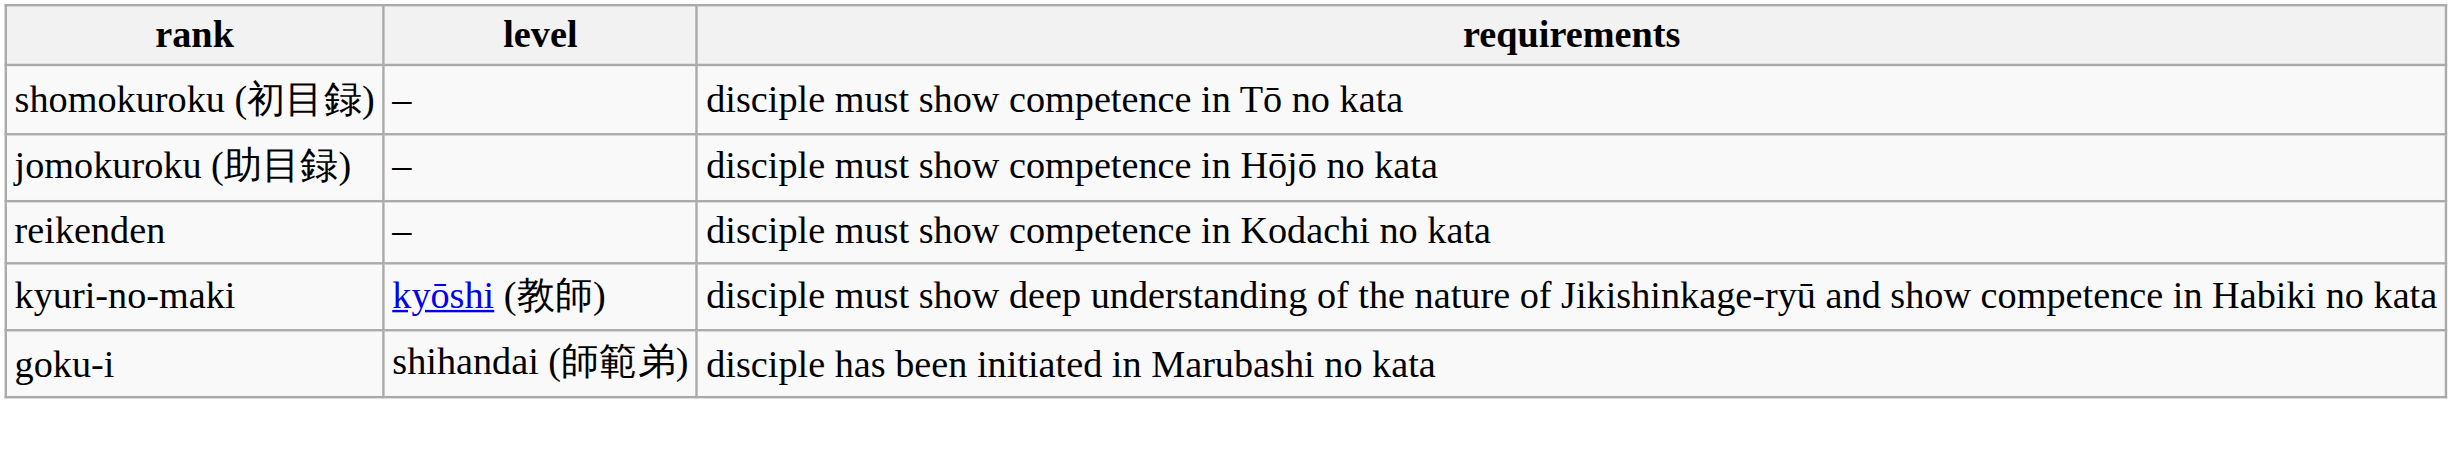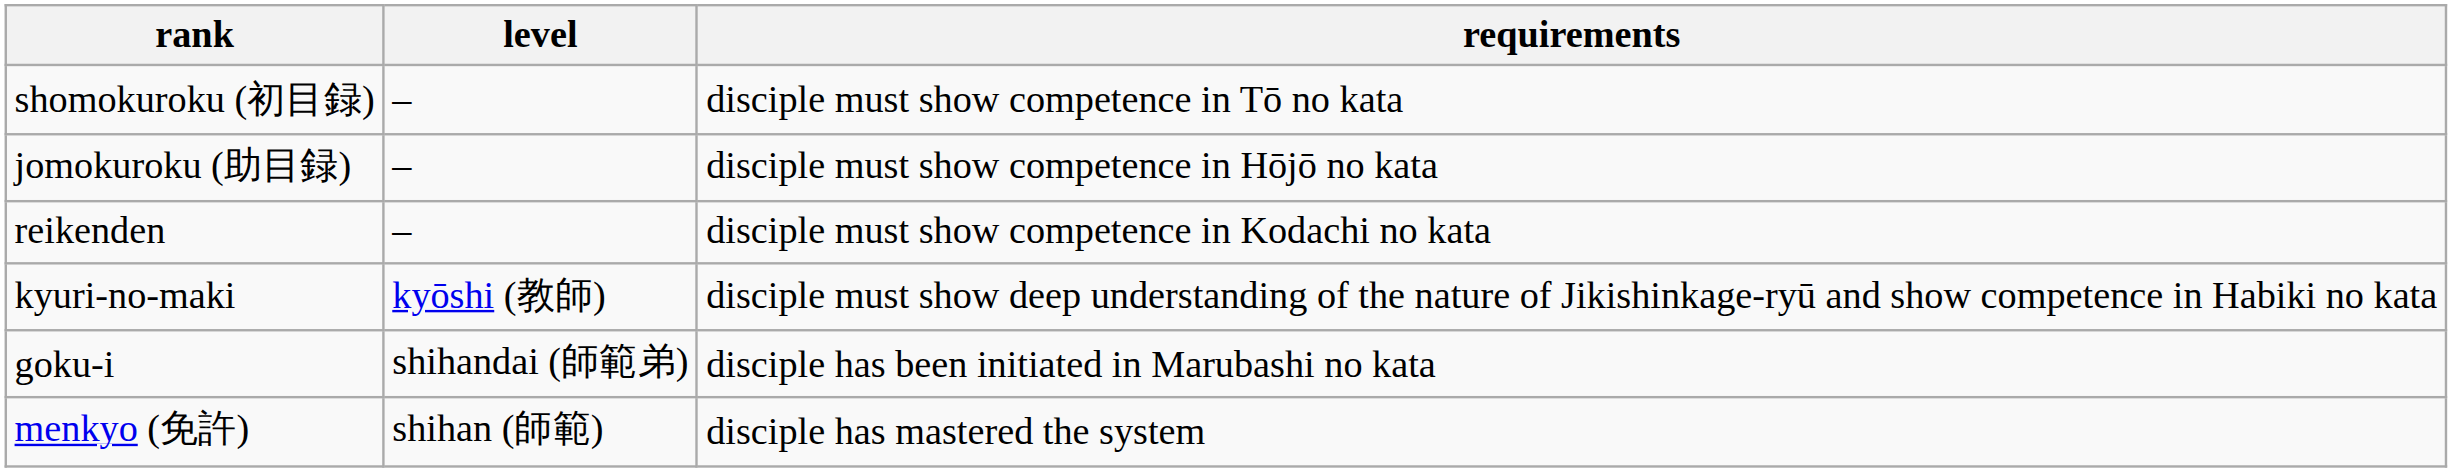+ row: (132, 429)
